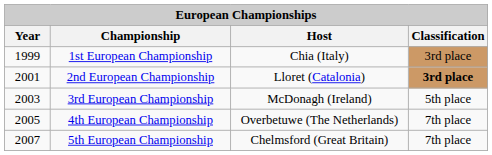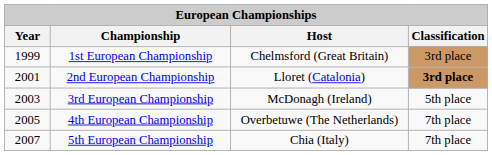(319, 57) Chia (Italy) -> (319, 57) Chelmsford (Great Britain)
(319, 140) Chelmsford (Great Britain) -> (319, 140) Chia (Italy)
